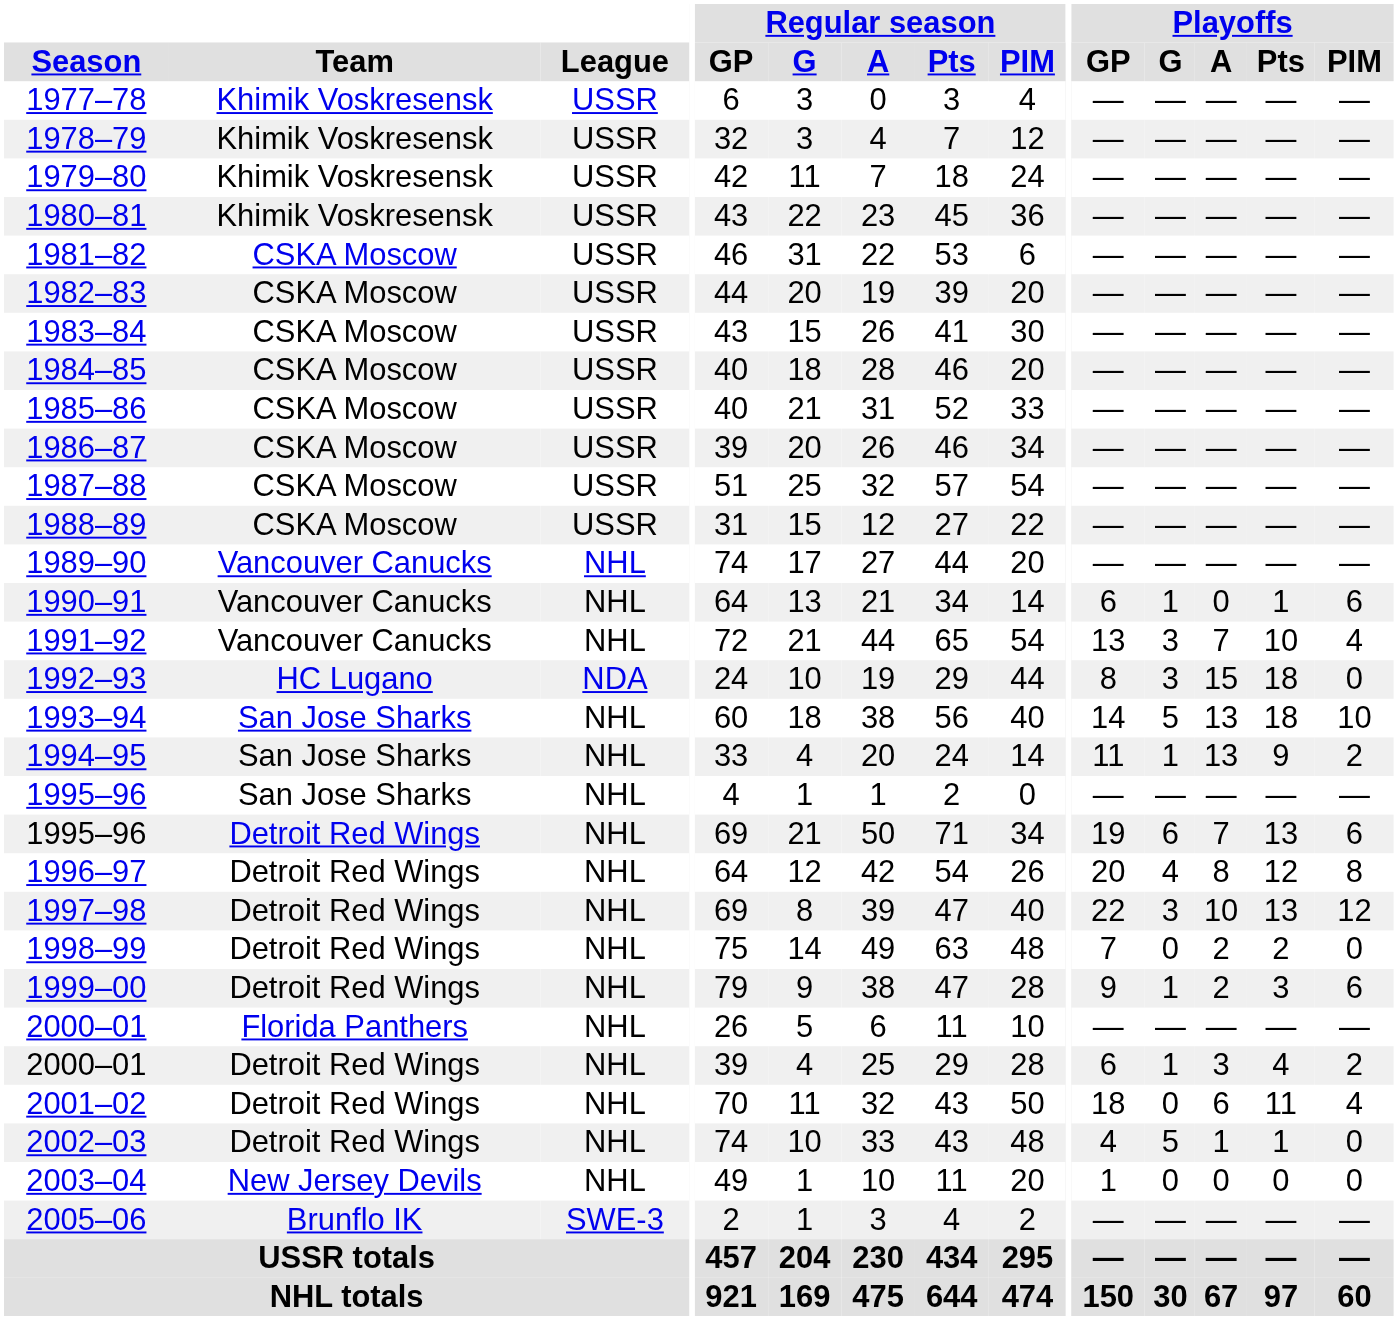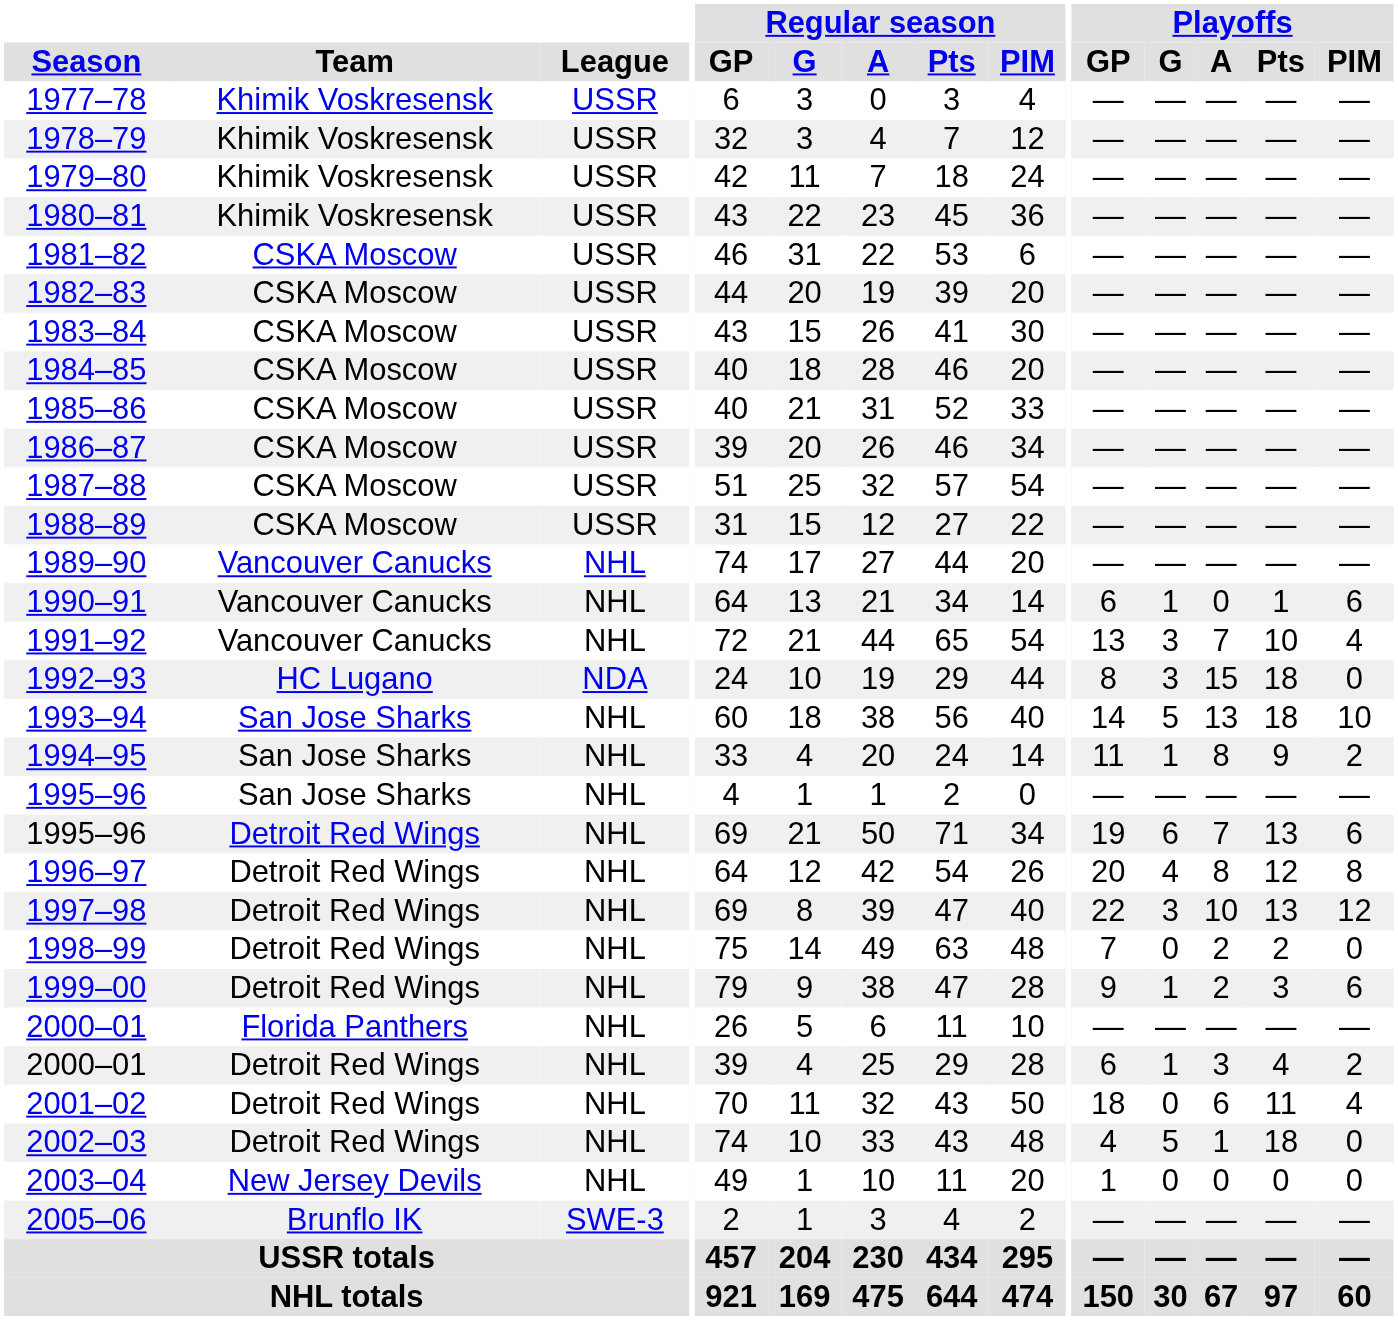(1221, 756) 13 -> (1221, 756) 8
(1281, 1142) 1 -> (1281, 1142) 18
